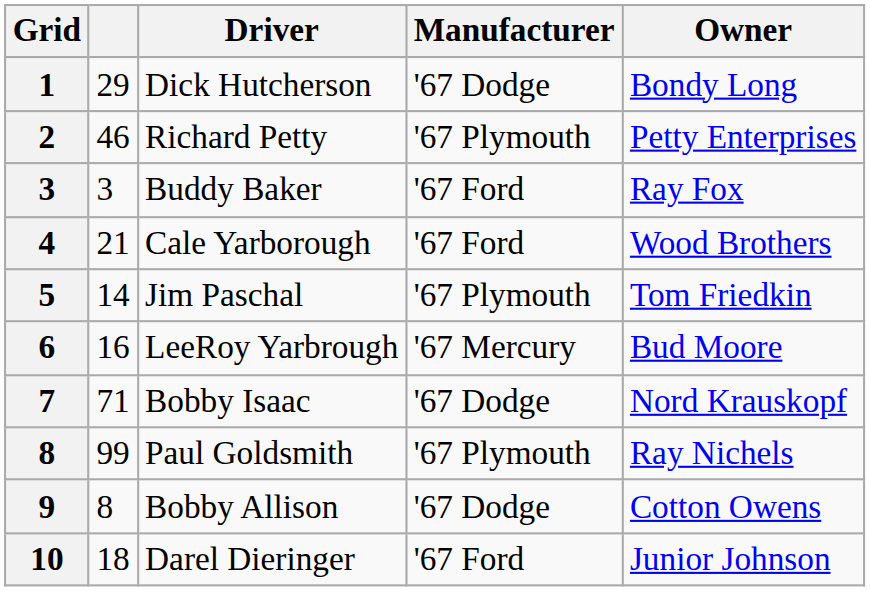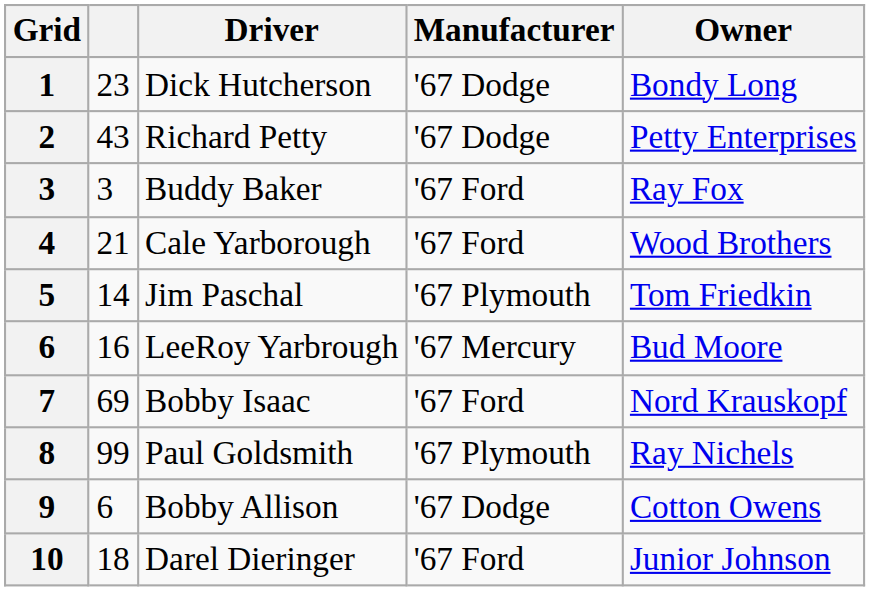(113, 83) 29 -> (113, 83) 23
(113, 136) 46 -> (113, 136) 43
(502, 136) '67 Plymouth -> (482, 136) '67 Dodge
(113, 400) 71 -> (113, 400) 69
(482, 400) '67 Dodge -> (469, 400) '67 Ford
(105, 505) 8 -> (105, 505) 6
